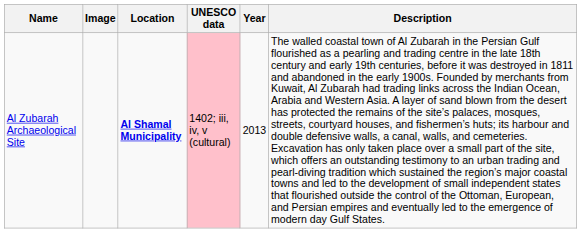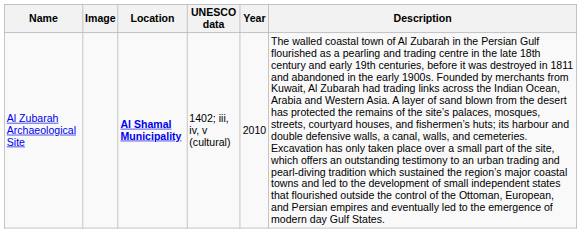(210, 130) pink background -> (210, 130) no background
(254, 130) 2013 -> (254, 130) 2010
